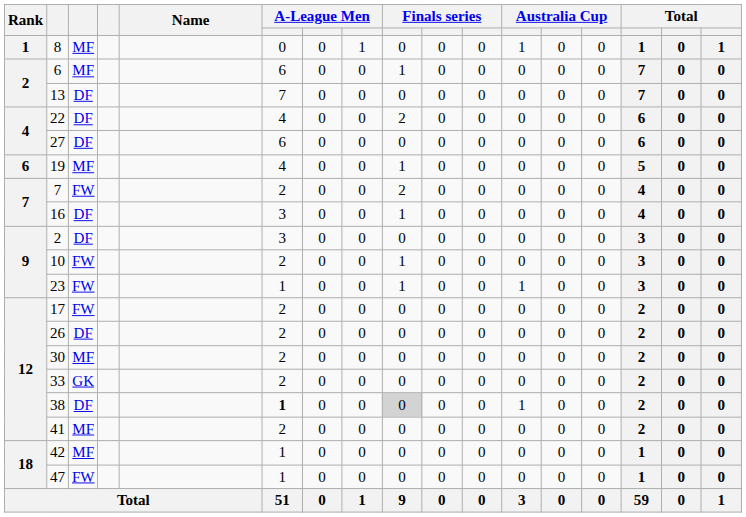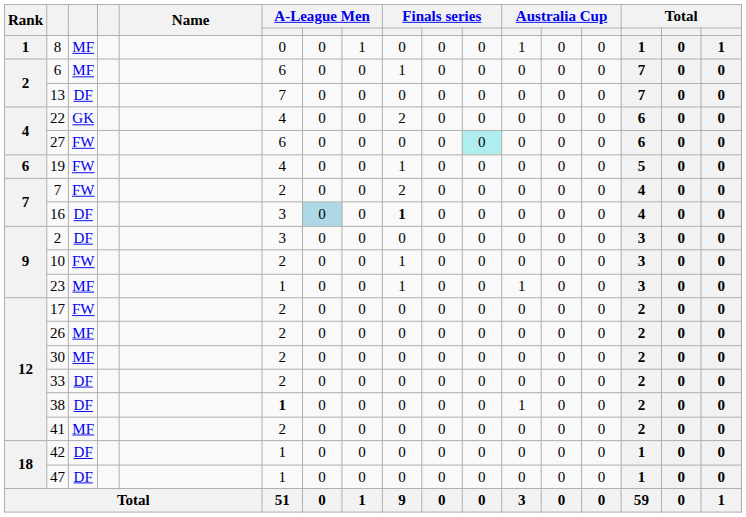(83, 118) DF -> (83, 118) GK
(83, 142) DF -> (83, 142) FW
(482, 142) no background -> (482, 142) paleturquoise background
(83, 166) MF -> (83, 166) FW
(322, 214) no background -> (322, 214) lightblue background
(402, 214) normal -> (402, 214) bold
(83, 285) FW -> (83, 285) MF
(83, 333) DF -> (83, 333) MF
(83, 381) GK -> (83, 381) DF
(402, 404) lightgrey background -> (402, 404) no background
(83, 452) MF -> (83, 452) DF
(83, 476) FW -> (83, 476) DF
